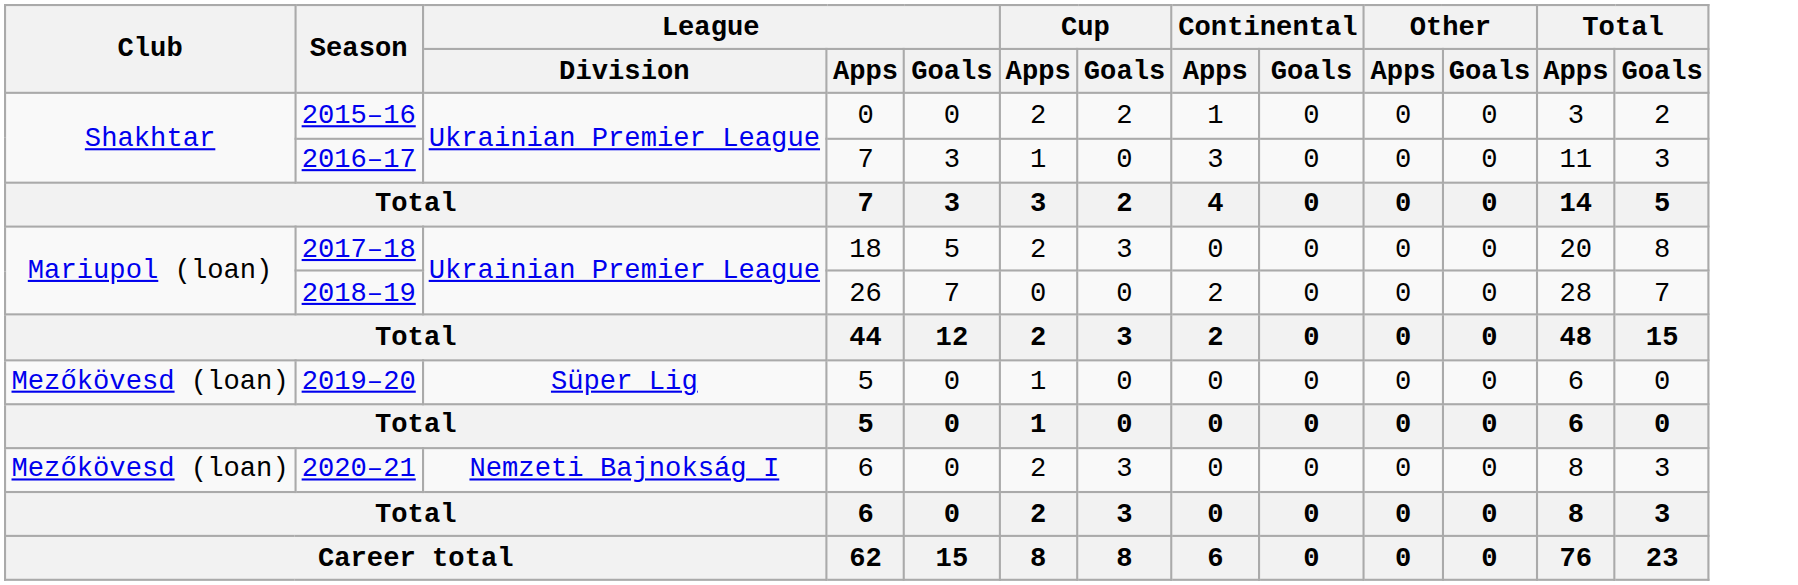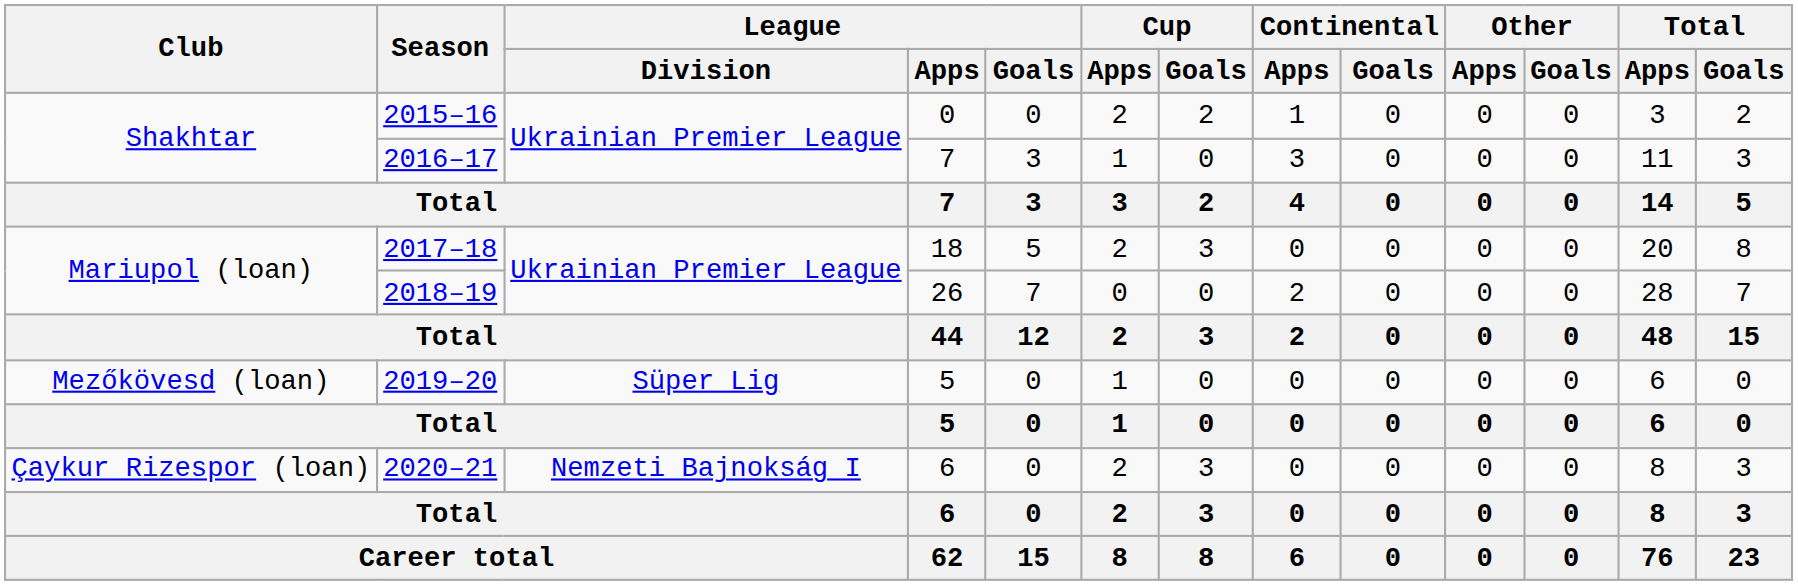(150, 470) Mezőkövesd (loan) -> (191, 470) Çaykur Rizespor (loan)
